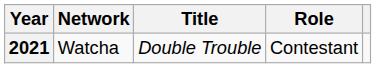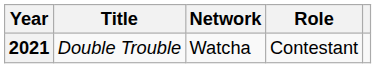columns swapped: (200, 18) <-> (94, 18)
